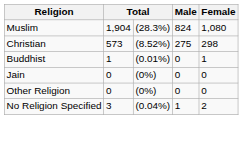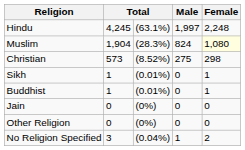+ row: (20, 28)
(214, 28) no background -> (217, 43) lightyellow background
+ row: (16, 75)
